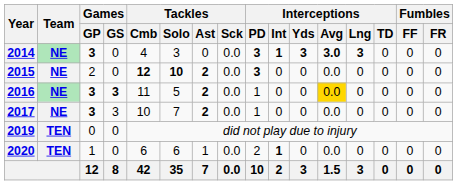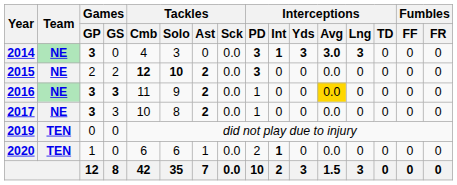(115, 72) 0 -> (115, 72) 2
(176, 92) 5 -> (176, 92) 9
(176, 111) 7 -> (176, 111) 8
